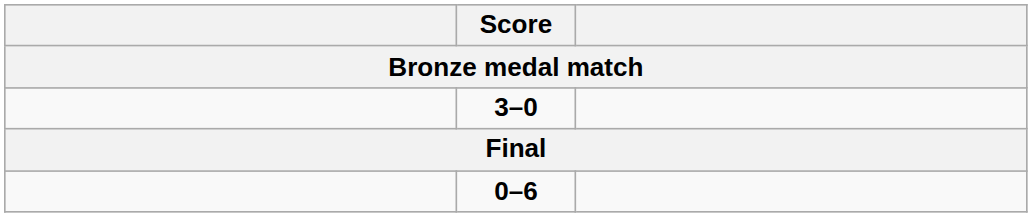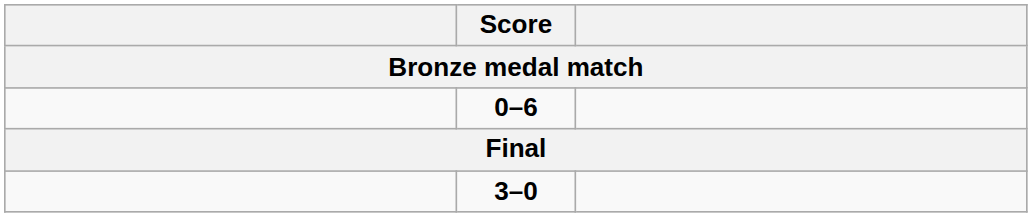rows swapped: (516, 107) <-> (516, 190)
